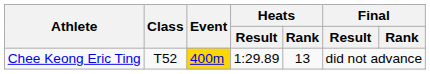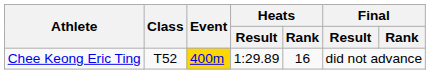(302, 59) 13 -> (302, 59) 16
